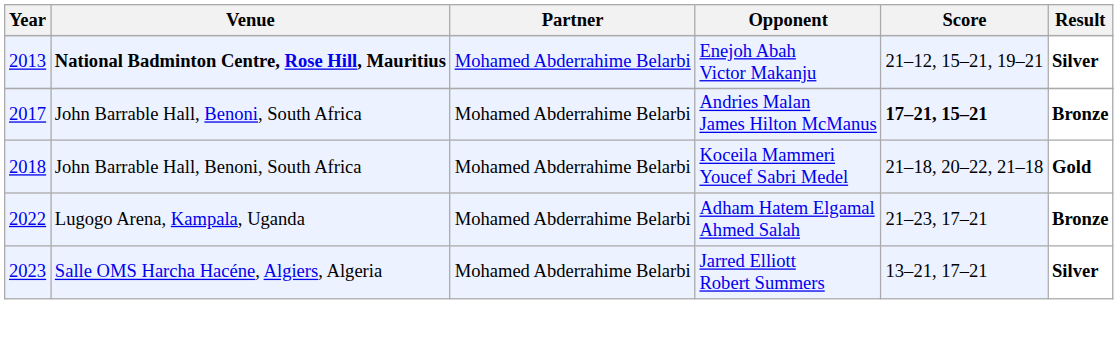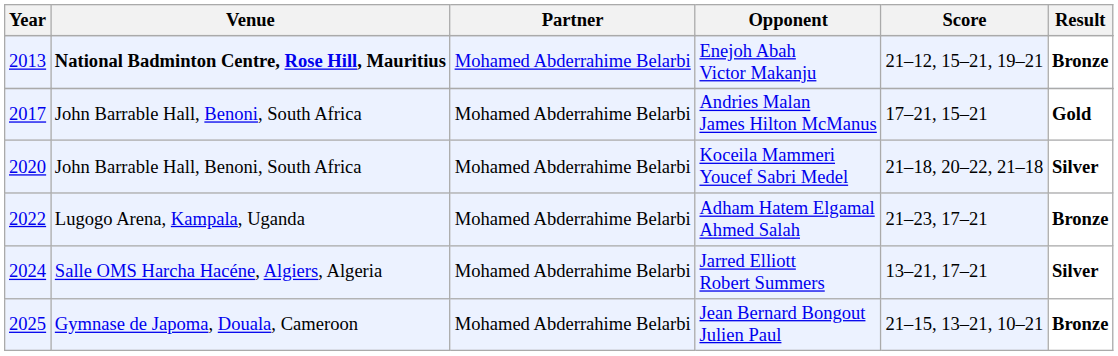(1075, 61) Silver -> (1080, 61) Bronze
(937, 114) bold -> (937, 114) normal
(1080, 114) Bronze -> (1072, 114) Gold
(28, 166) 2018 -> (28, 166) 2020
(1072, 166) Gold -> (1075, 166) Silver
(28, 272) 2023 -> (28, 272) 2024
+ row: (782, 324)
